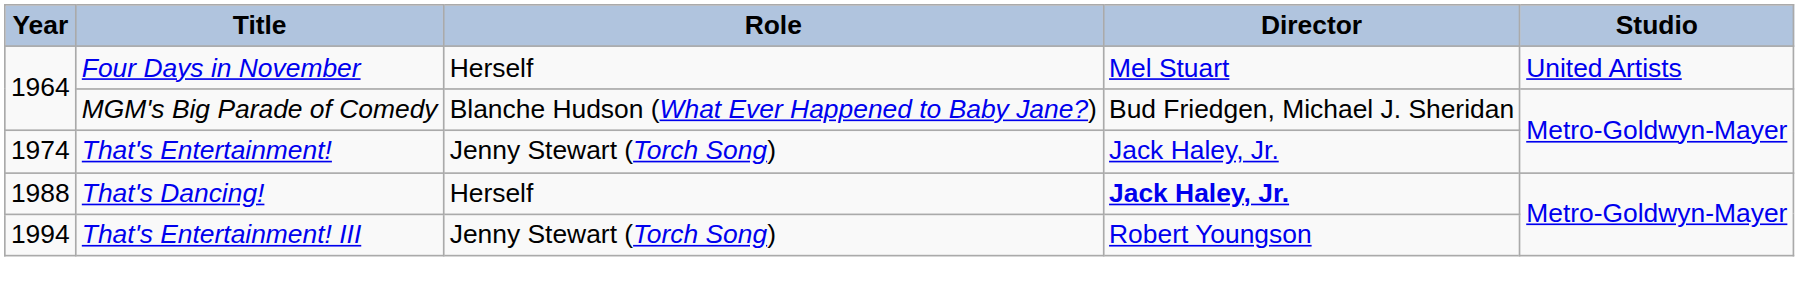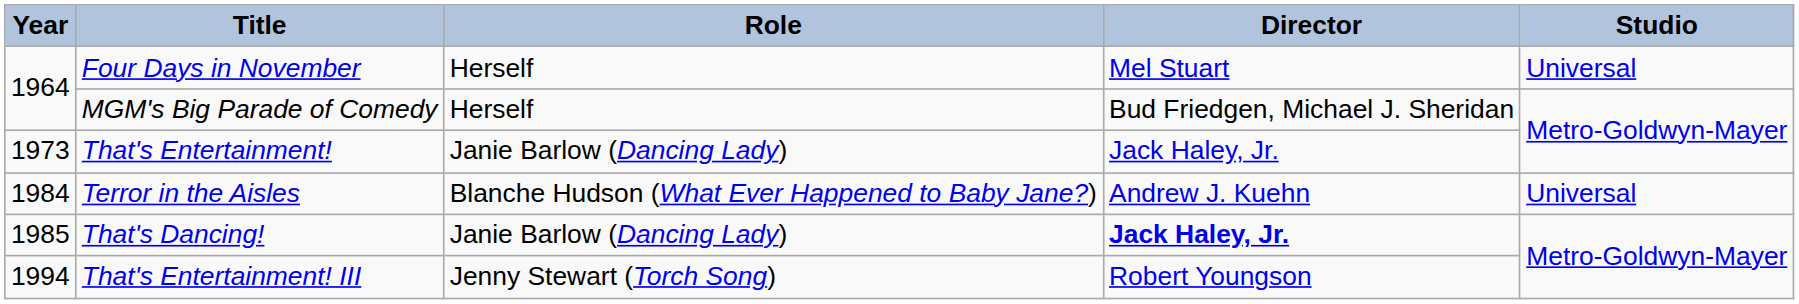(1604, 67) United Artists -> (1581, 67) Universal
(773, 109) Blanche Hudson (What Ever Happened to Baby Jane?) -> (491, 109) Herself
(40, 151) 1974 -> (40, 151) 1973
(613, 151) Jenny Stewart (Torch Song) -> (618, 151) Janie Barlow (Dancing Lady)
+ row: (191, 192)
(40, 192) 1988 -> (40, 234) 1985
(491, 192) Herself -> (618, 234) Janie Barlow (Dancing Lady)
